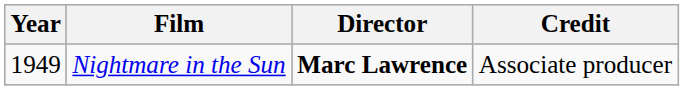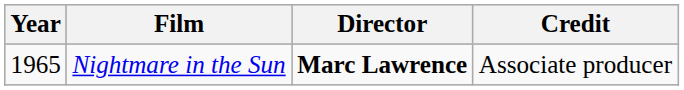(36, 64) 1949 -> (36, 64) 1965
